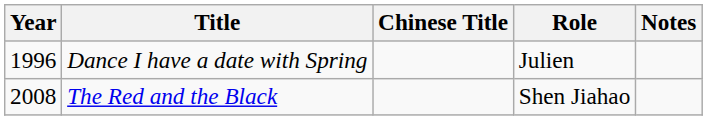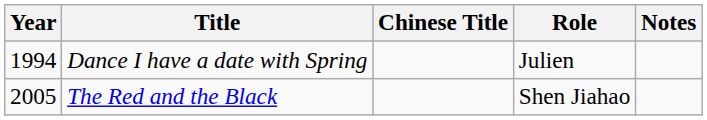(33, 59) 1996 -> (33, 59) 1994
(33, 96) 2008 -> (33, 96) 2005
